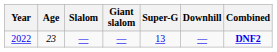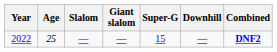(51, 39) 23 -> (51, 39) 25
(160, 39) 13 -> (160, 39) 15
